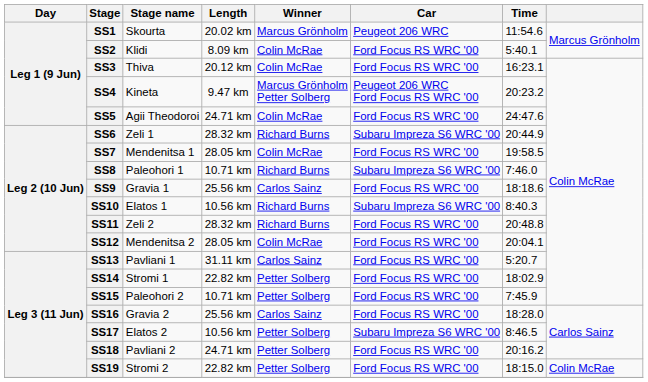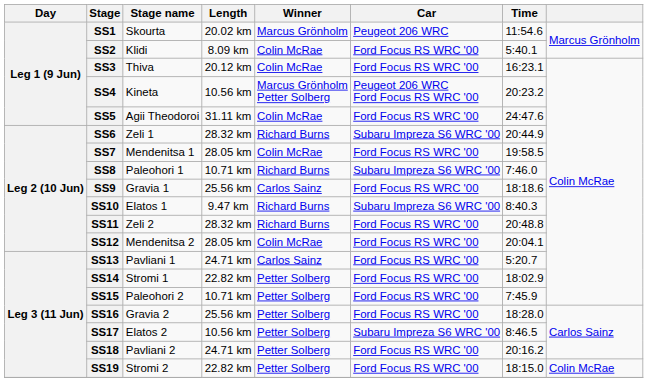(228, 91) 9.47 km -> (228, 91) 10.56 km
(228, 116) 24.71 km -> (228, 116) 31.11 km
(228, 206) 10.56 km -> (228, 206) 9.47 km
(228, 260) 31.11 km -> (228, 260) 24.71 km
(289, 314) Carlos Sainz -> (294, 314) Petter Solberg
